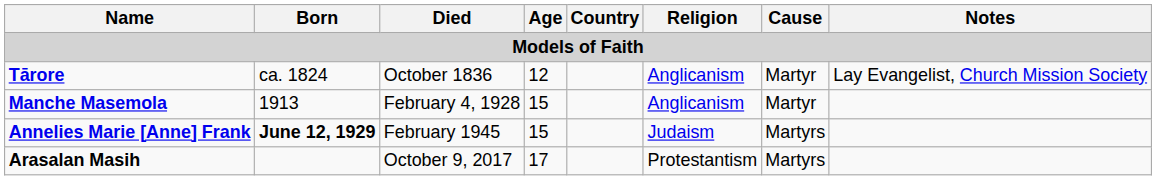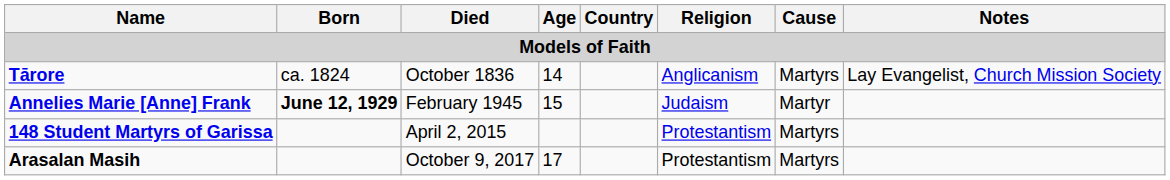(538, 75) 12 -> (552, 75) 14
(791, 75) Martyr -> (809, 75) Martyrs
- row: (88, 103)
(795, 132) Martyrs -> (805, 103) Martyr
+ row: (141, 132)
